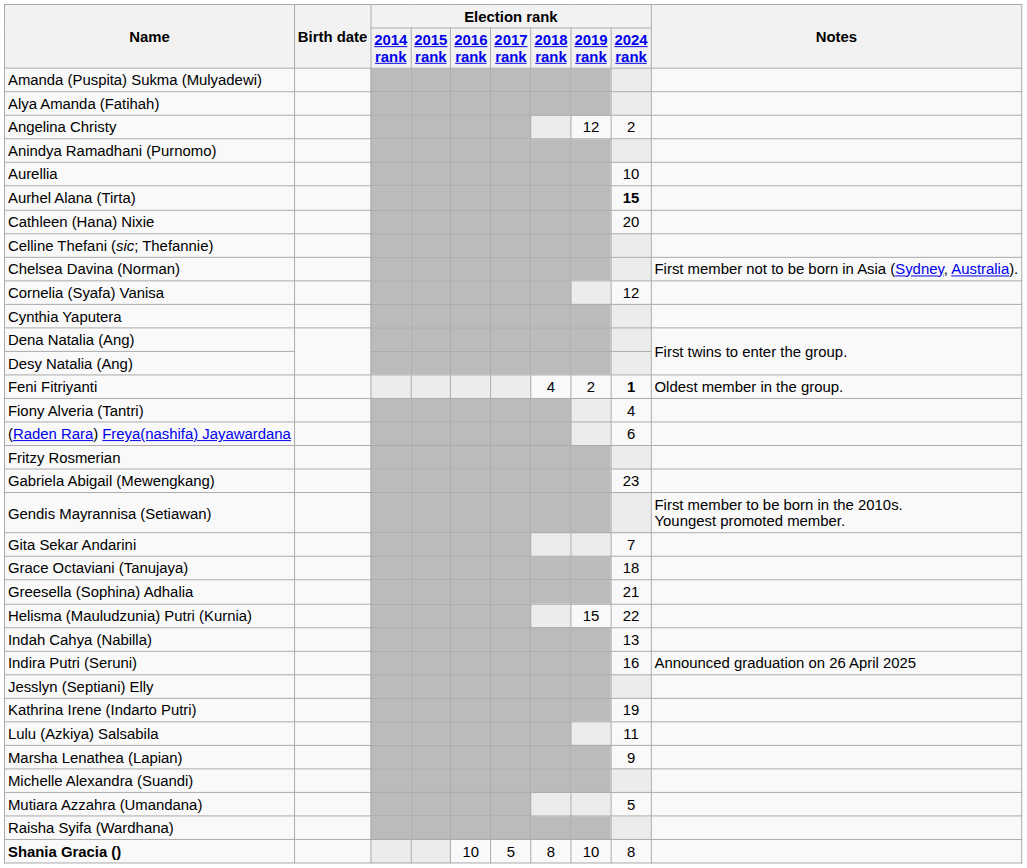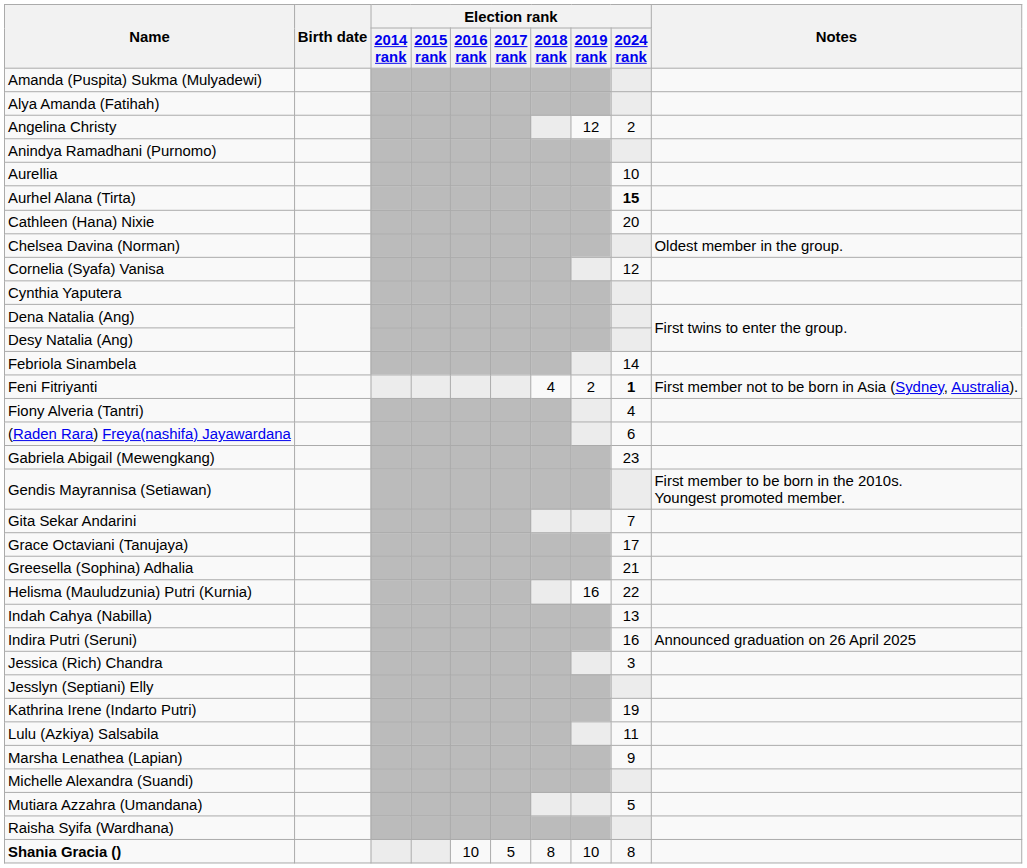- row: (111, 245)
(836, 269) First member not to be born in Asia (Sydney, Australia). -> (749, 245) Oldest member in the group.
+ row: (72, 363)
(749, 387) Oldest member in the group. -> (836, 387) First member not to be born in Asia (Sydney, Australia).
- row: (64, 458)
(631, 569) 18 -> (631, 545) 17
(591, 616) 15 -> (591, 592) 16
+ row: (85, 663)
